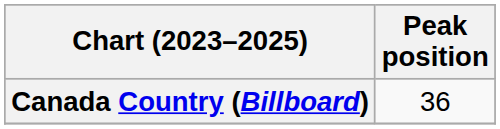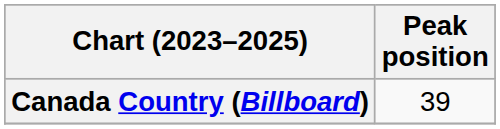(435, 100) 36 -> (435, 100) 39
